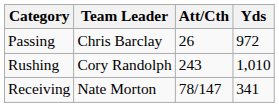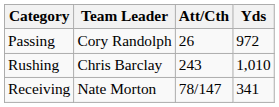(120, 41) Chris Barclay -> (125, 41) Cory Randolph
(125, 65) Cory Randolph -> (120, 65) Chris Barclay
